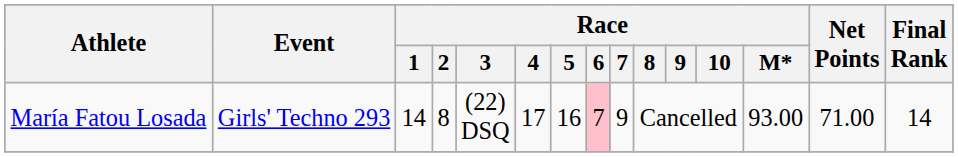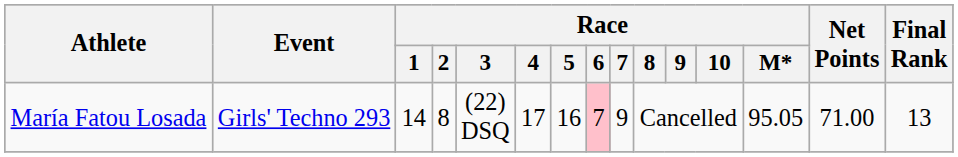(776, 117) 93.00 -> (776, 117) 95.05
(919, 117) 14 -> (919, 117) 13
